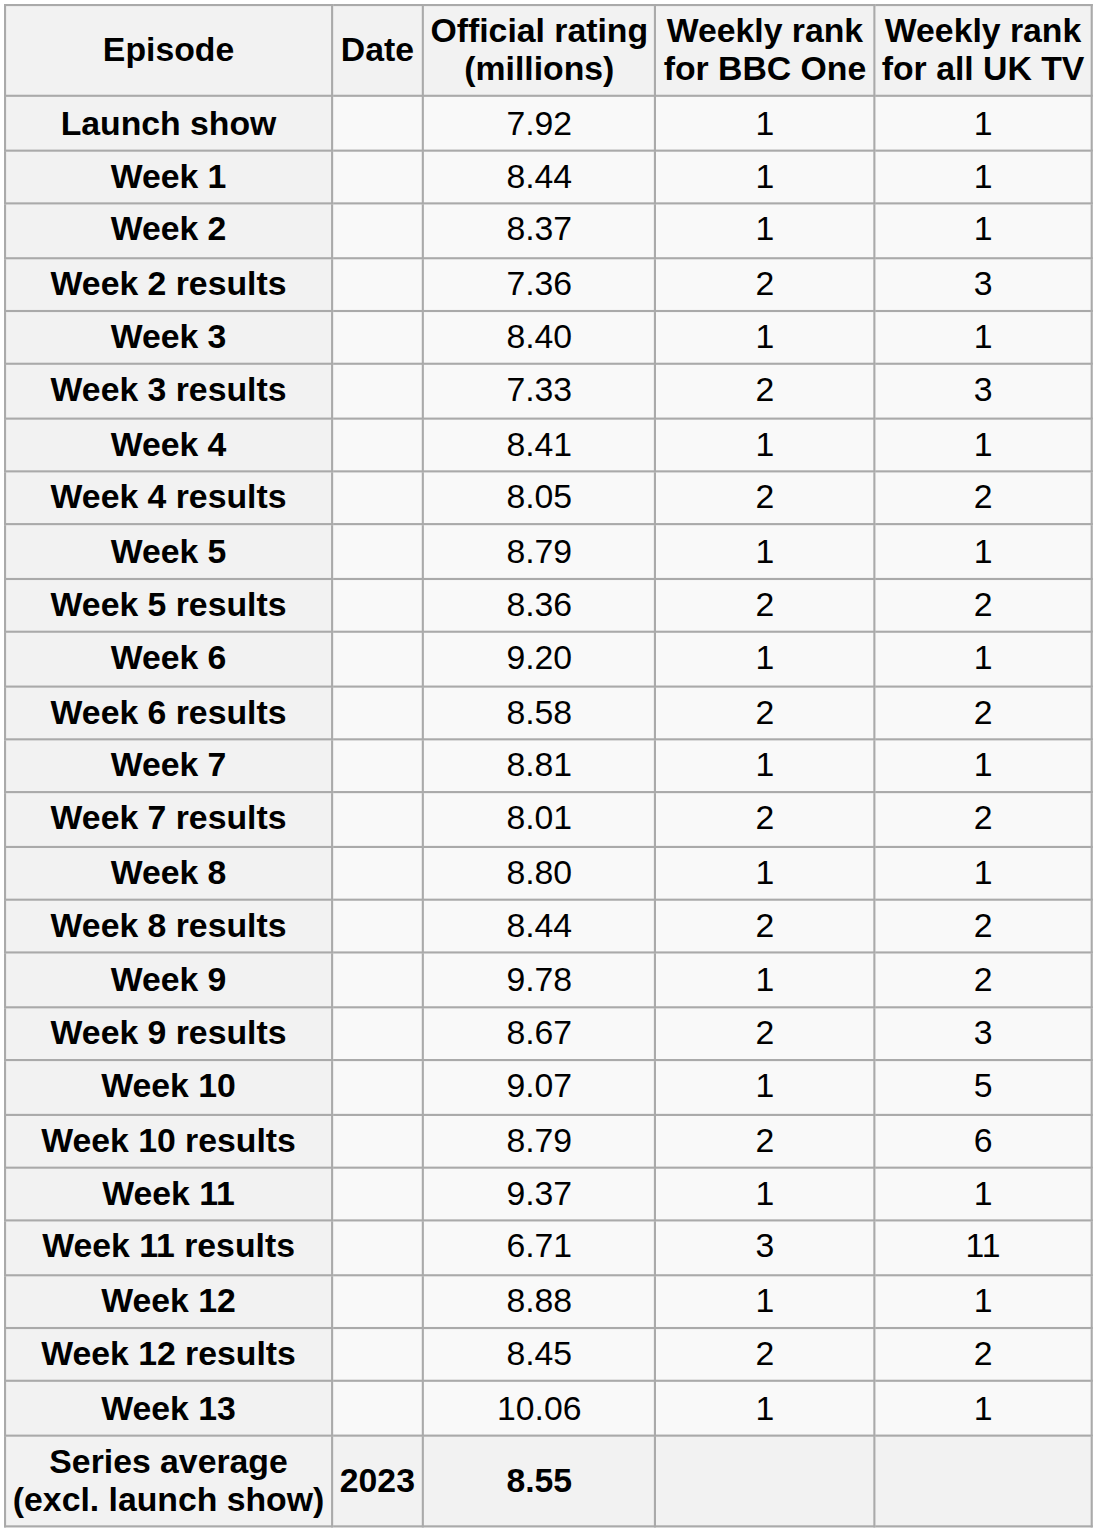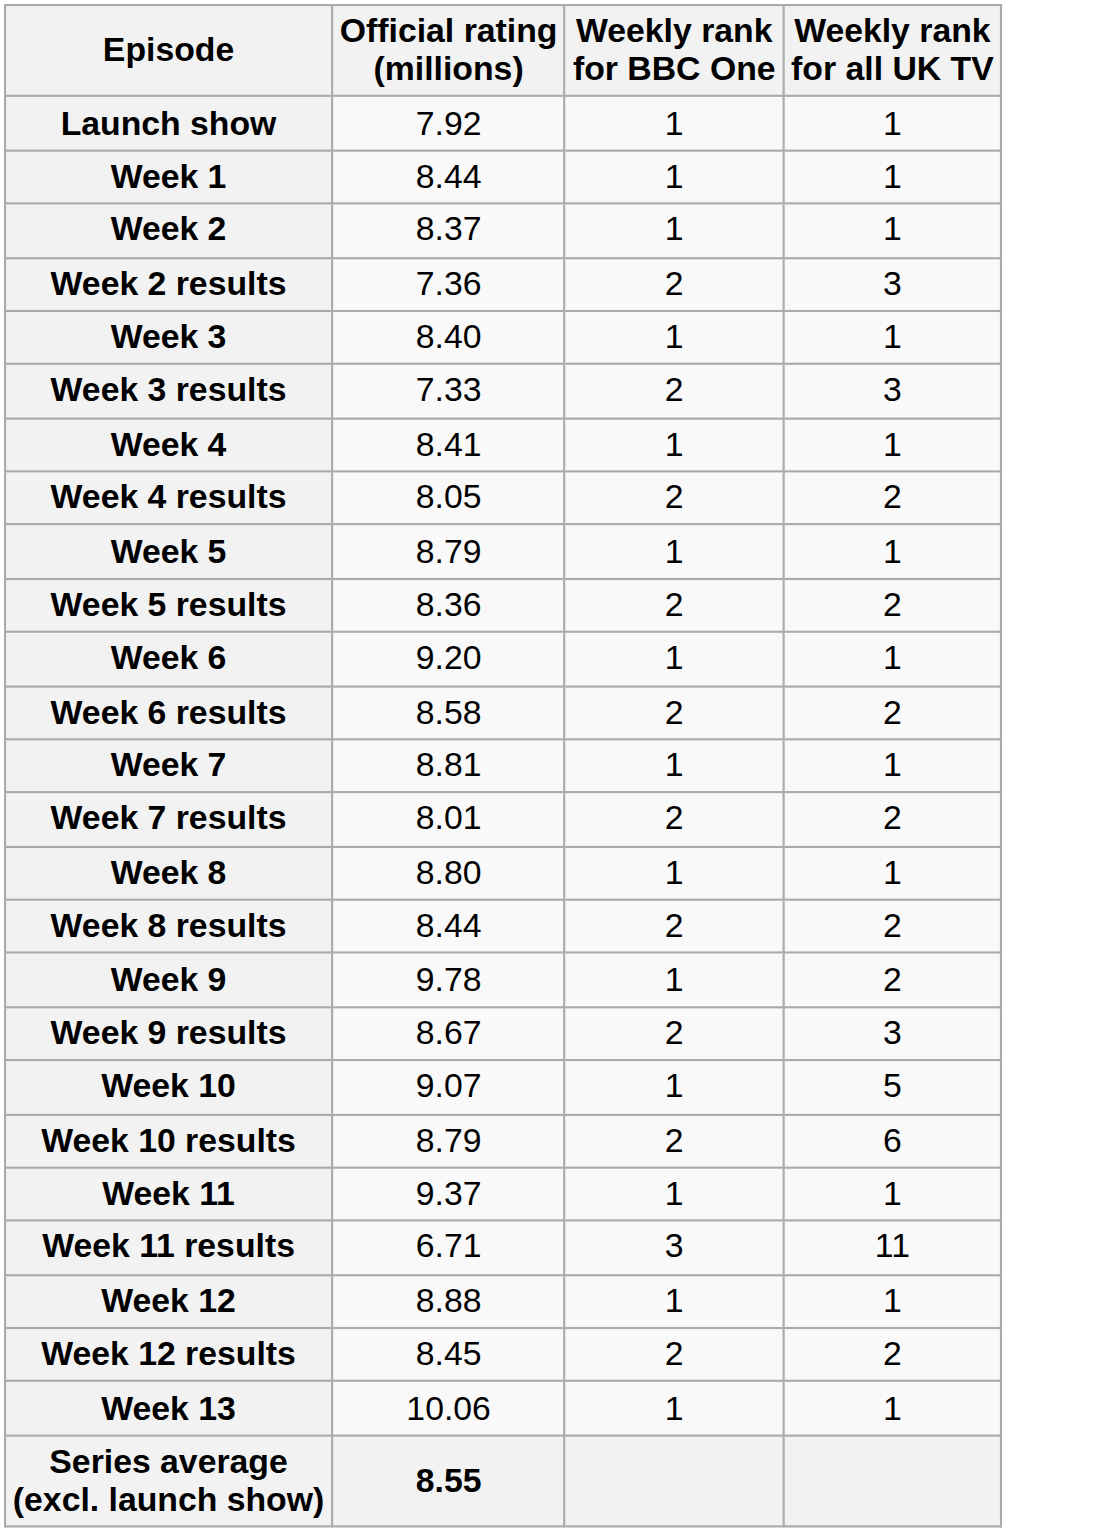- column: (377, 50)
